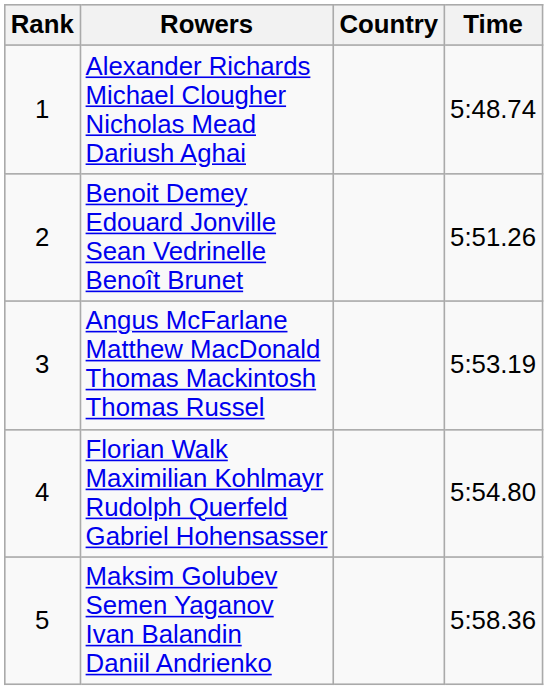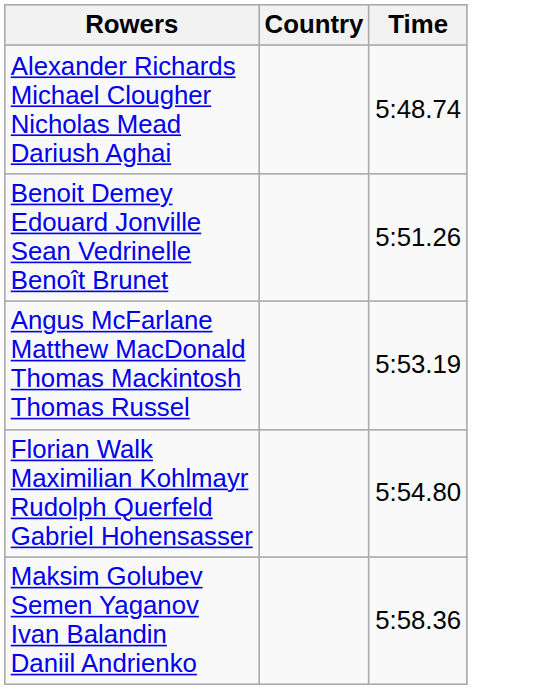- column: (42, 24)
